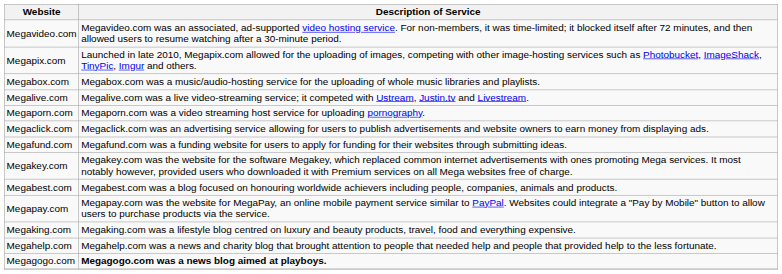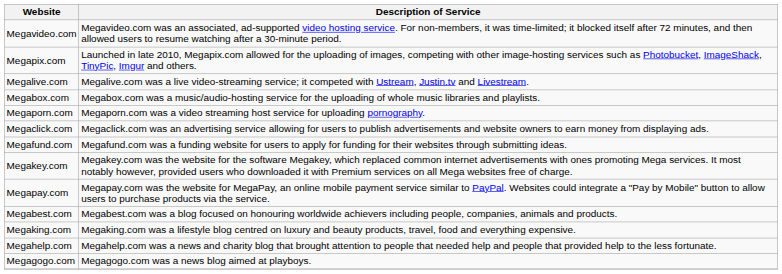rows swapped: (37, 97) <-> (38, 81)
rows swapped: (37, 208) <-> (39, 187)
(204, 261) bold -> (196, 261) normal
